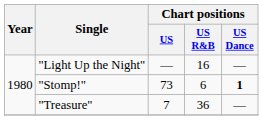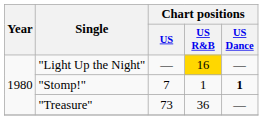(203, 64) no background -> (203, 64) gold background
(166, 84) 73 -> (166, 84) 7
(203, 84) 6 -> (203, 84) 1
(166, 104) 7 -> (166, 104) 73
